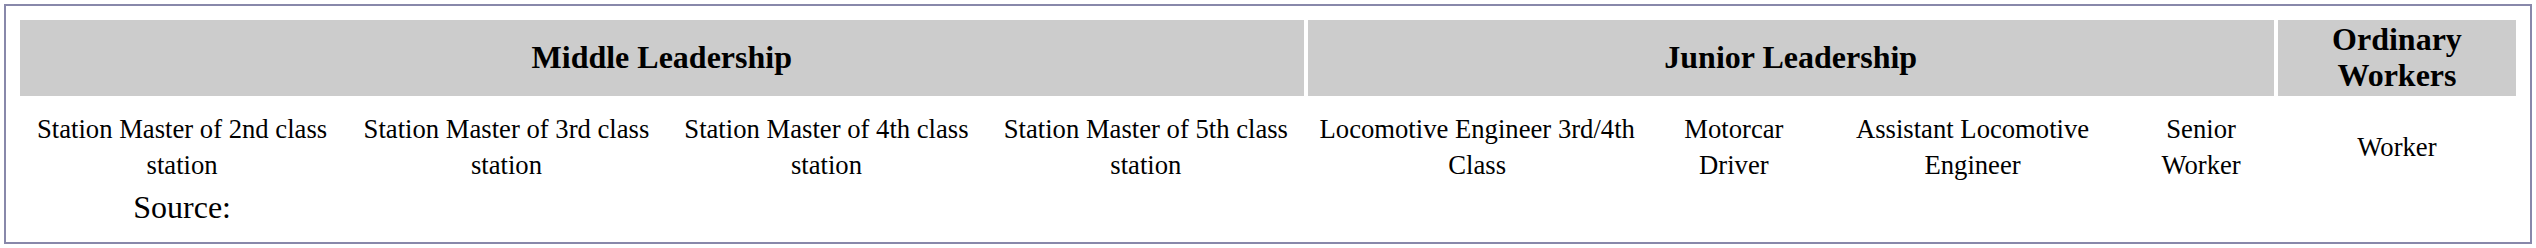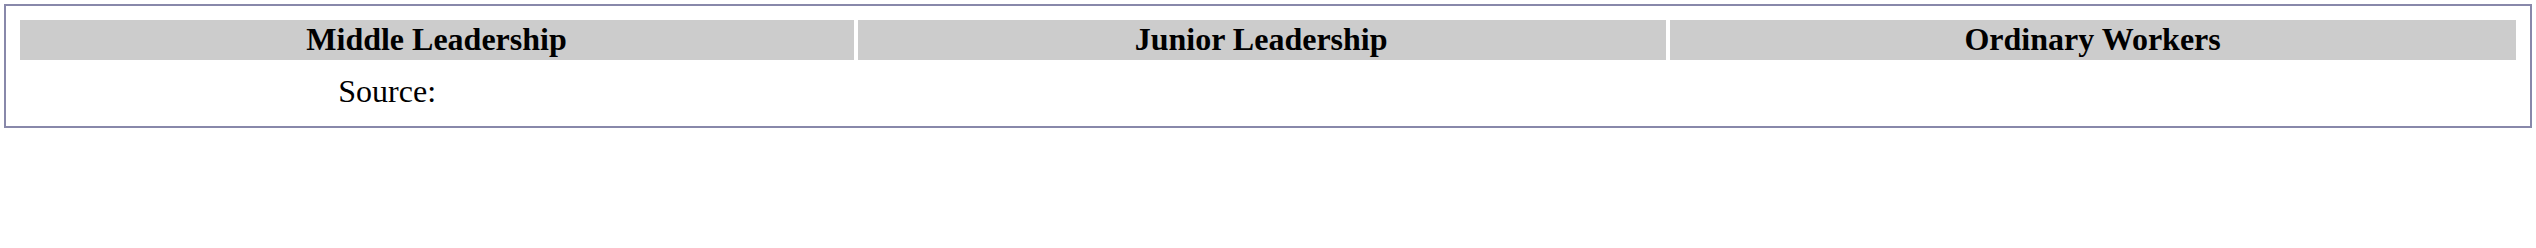- row: (182, 147)
